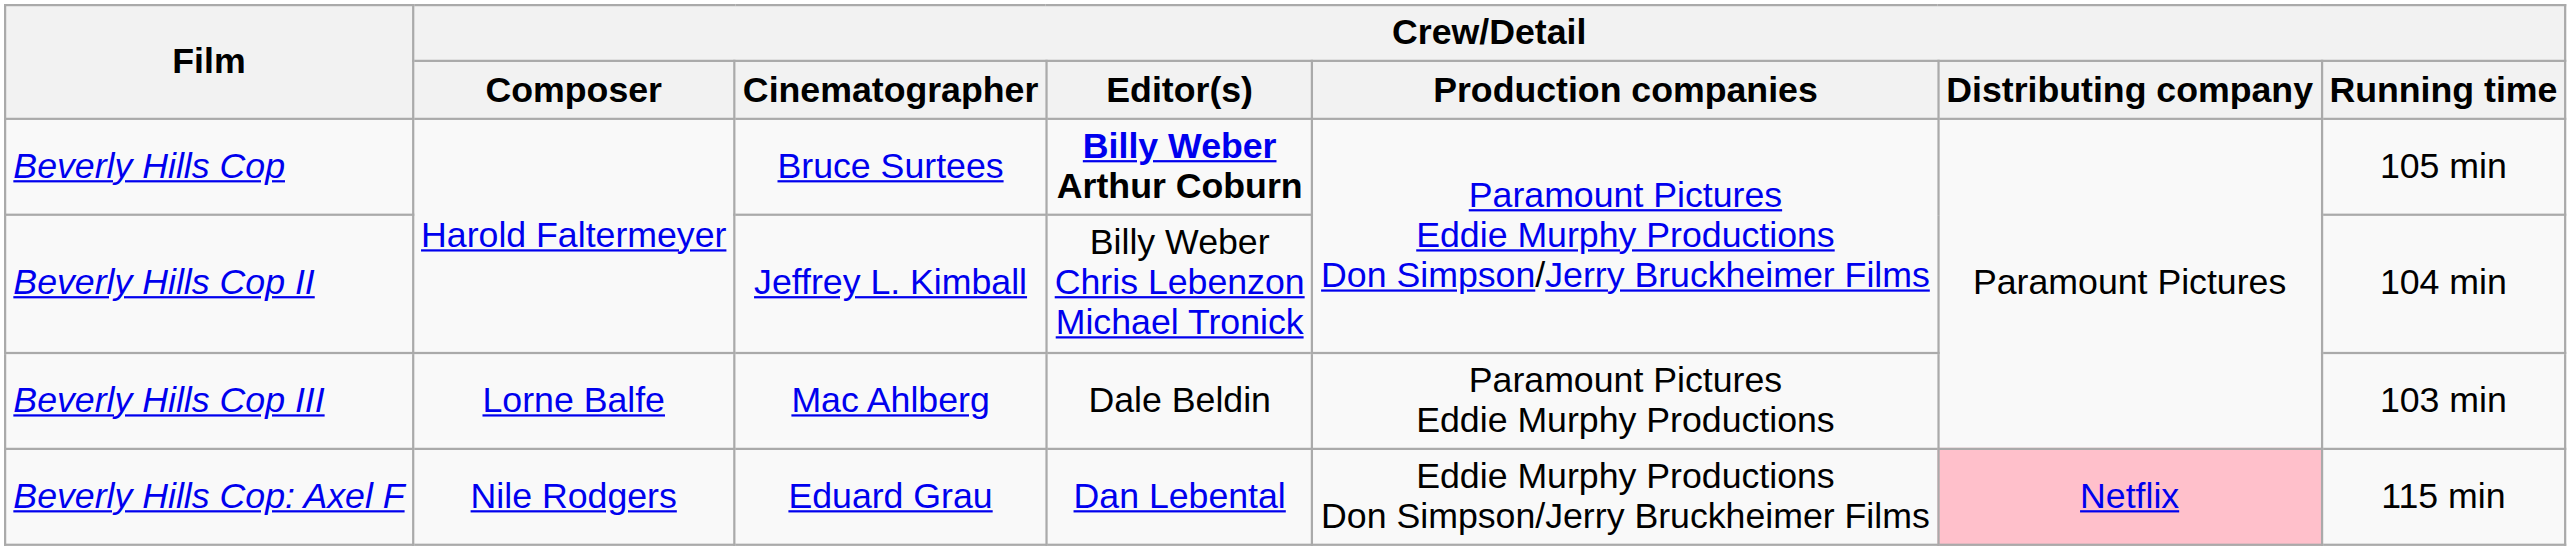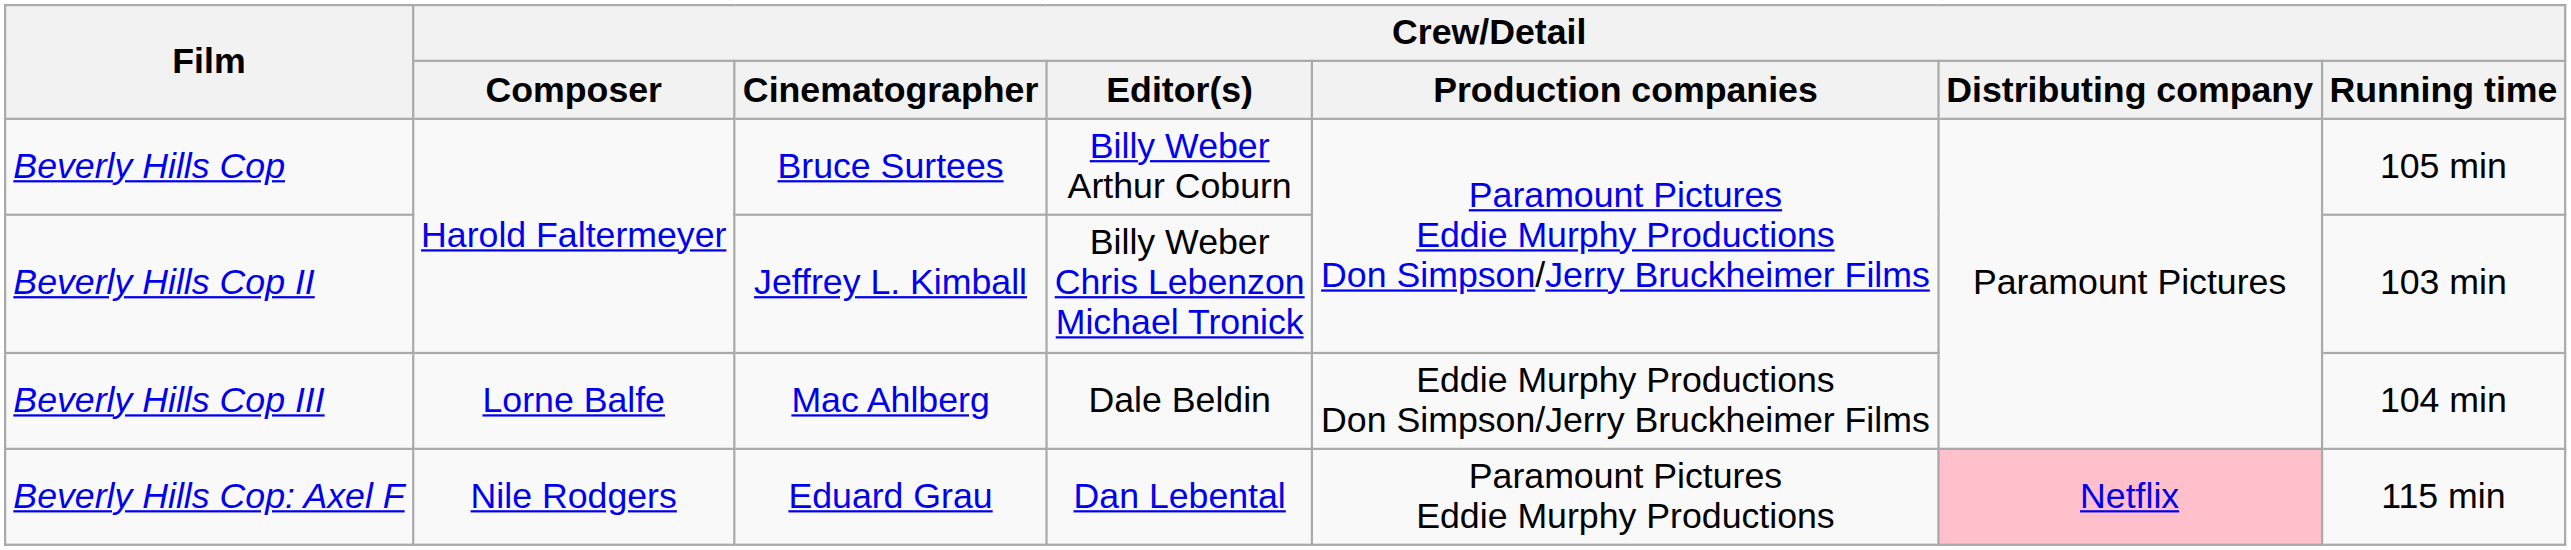(1180, 166) bold -> (1180, 166) normal
(2443, 282) 104 min -> (2443, 282) 103 min
(1625, 399) Paramount Pictures Eddie Murphy Productions -> (1625, 399) Eddie Murphy Productions Don Simpson/Jerry Bruckheimer Films
(2443, 399) 103 min -> (2443, 399) 104 min
(1625, 496) Eddie Murphy Productions Don Simpson/Jerry Bruckheimer Films -> (1625, 496) Paramount Pictures Eddie Murphy Productions
